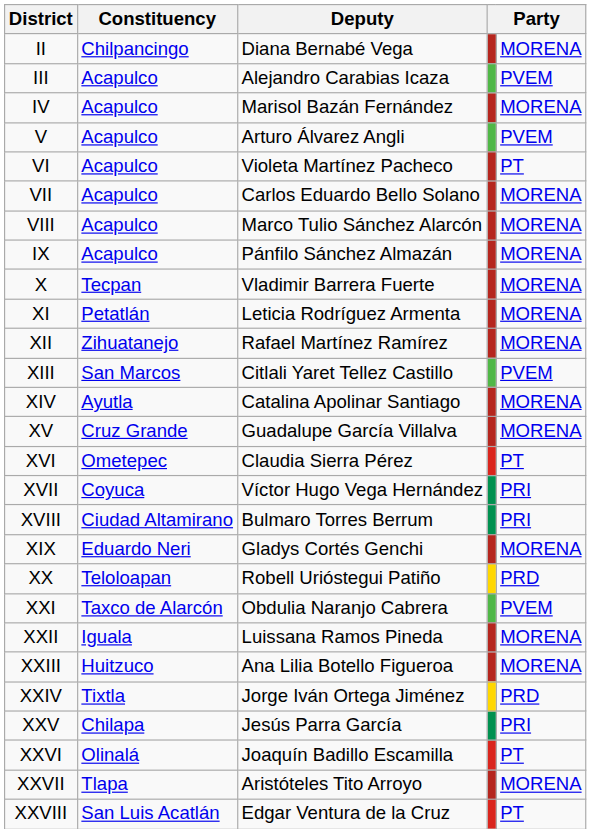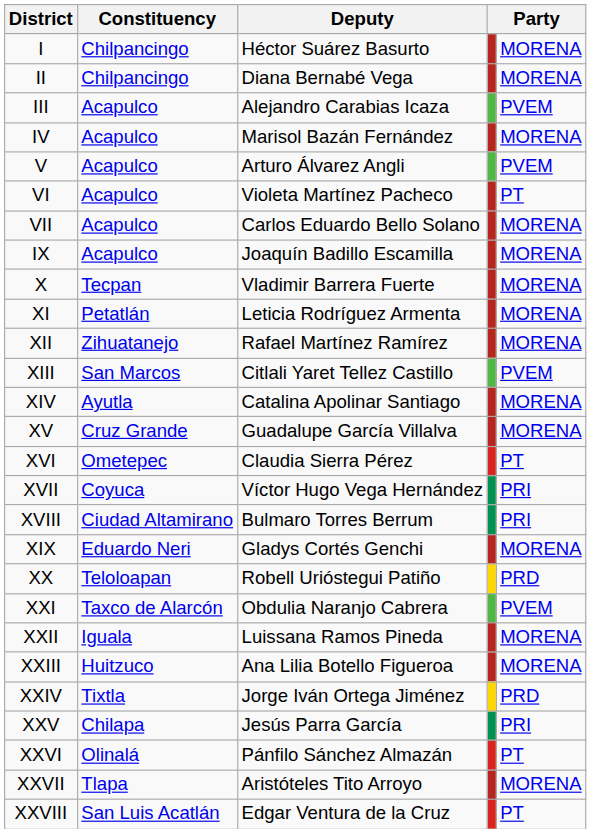+ row: (41, 48)
- row: (41, 225)
(347, 254) Pánfilo Sánchez Almazán -> (347, 254) Joaquín Badillo Escamilla
(347, 755) Joaquín Badillo Escamilla -> (347, 755) Pánfilo Sánchez Almazán
